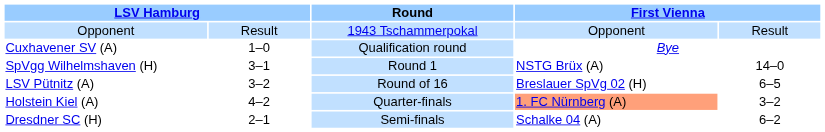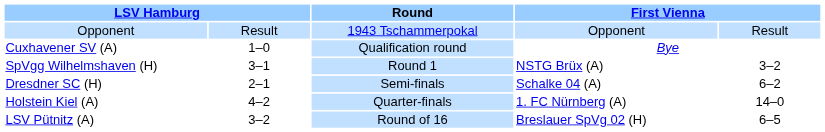(770, 66) 14–0 -> (770, 66) 3–2
rows swapped: (50, 84) <-> (54, 119)
(571, 101) lightsalmon background -> (571, 101) no background
(770, 101) 3–2 -> (770, 101) 14–0
